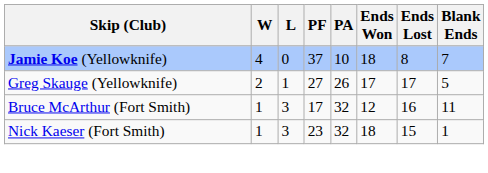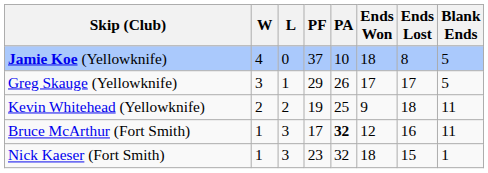(445, 58) 7 -> (445, 58) 5
(259, 82) 2 -> (259, 82) 3
(315, 82) 27 -> (315, 82) 29
+ row: (106, 107)
(342, 107) normal -> (342, 131) bold
